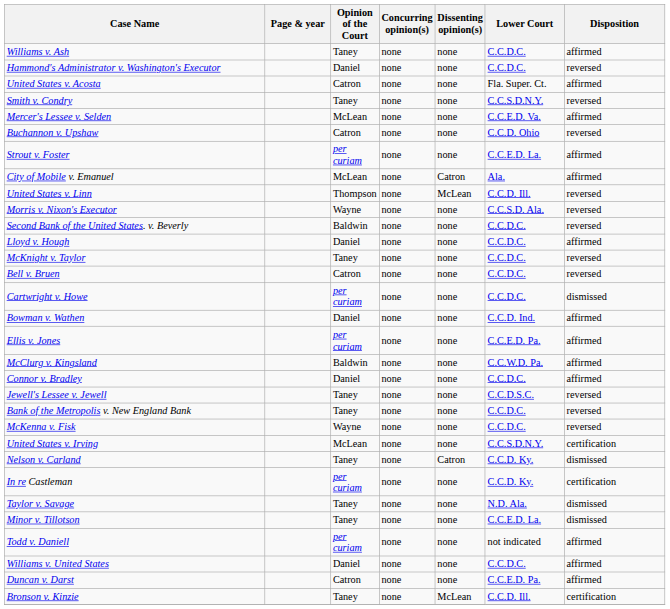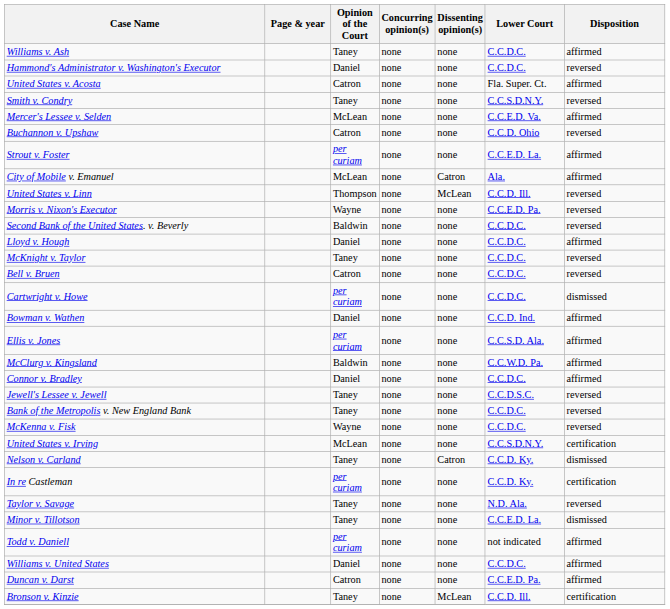(516, 209) C.C.S.D. Ala. -> (514, 209) C.C.E.D. Pa.
(514, 340) C.C.E.D. Pa. -> (516, 340) C.C.S.D. Ala.
(587, 503) dismissed -> (584, 503) reversed
